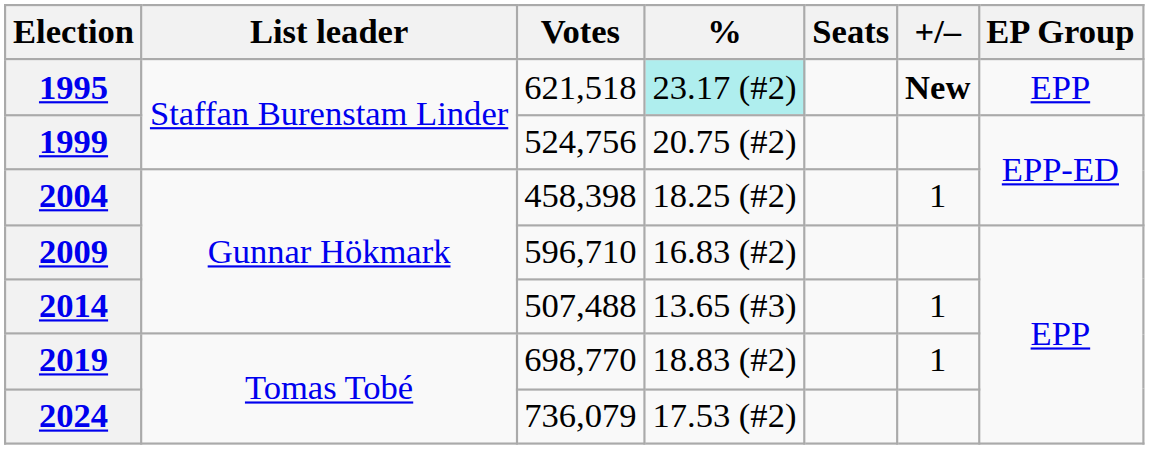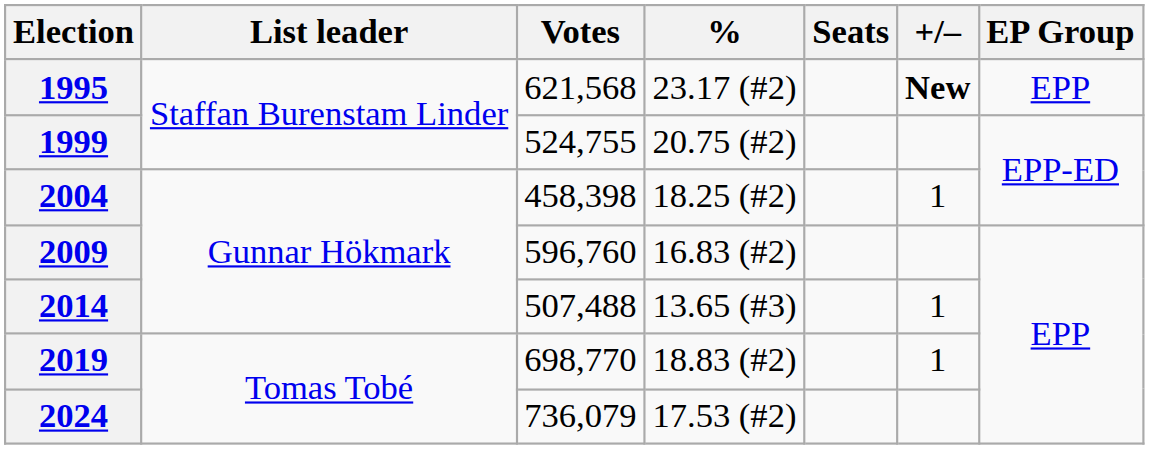(580, 86) 621,518 -> (580, 86) 621,568
(724, 86) paleturquoise background -> (724, 86) no background
(580, 141) 524,756 -> (580, 141) 524,755
(580, 251) 596,710 -> (580, 251) 596,760
